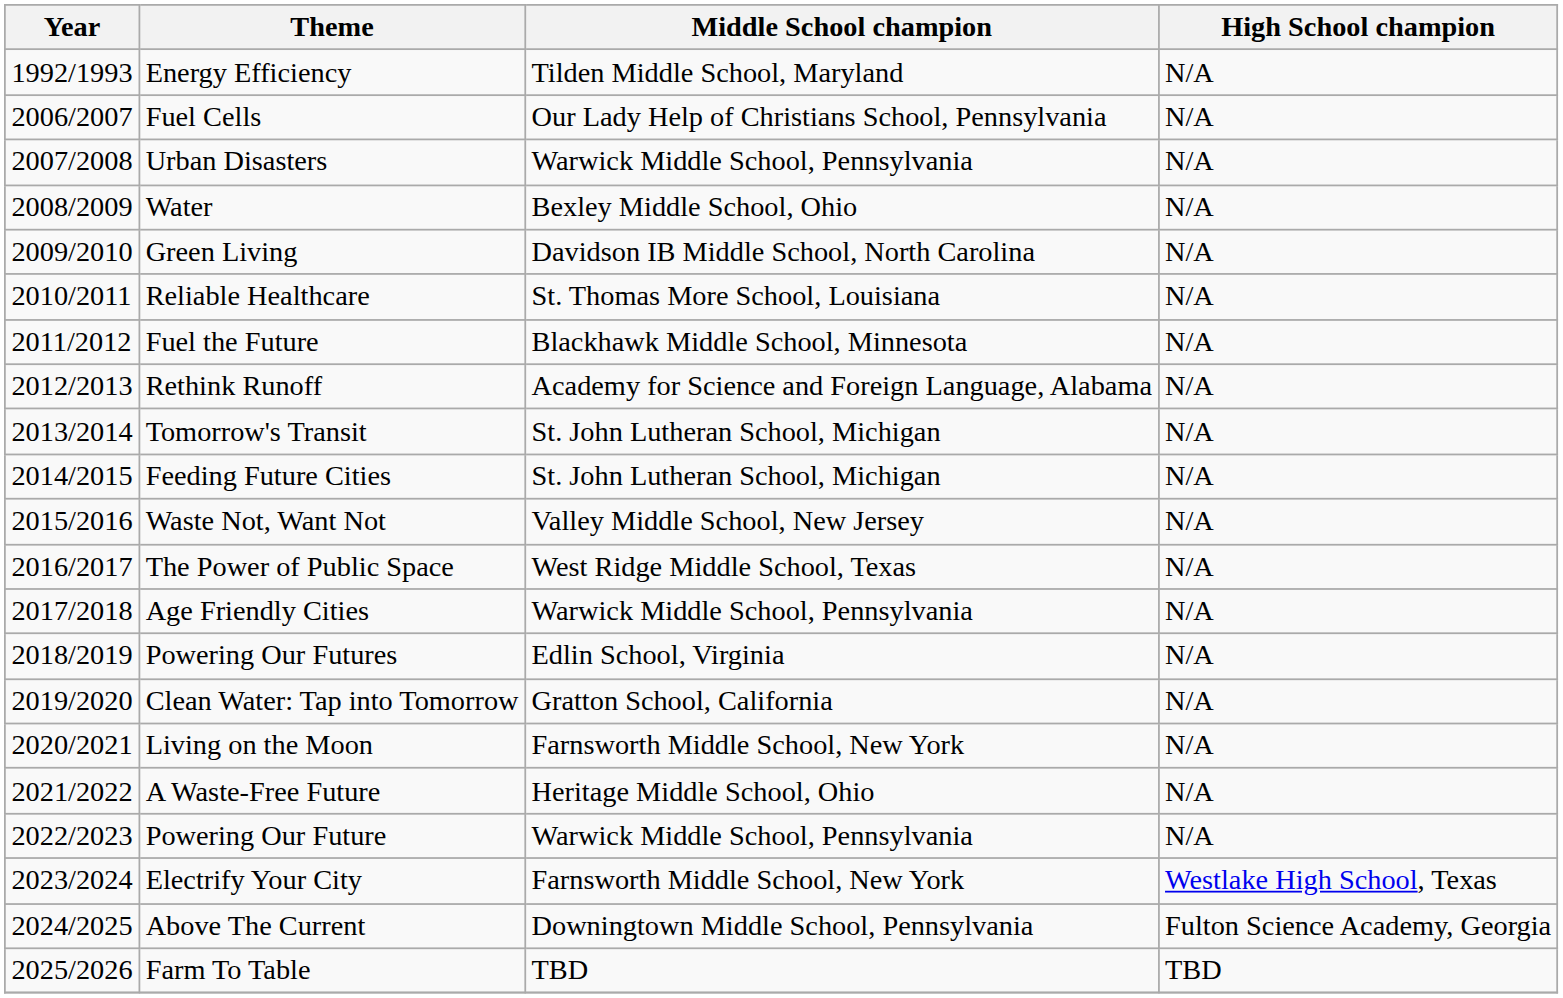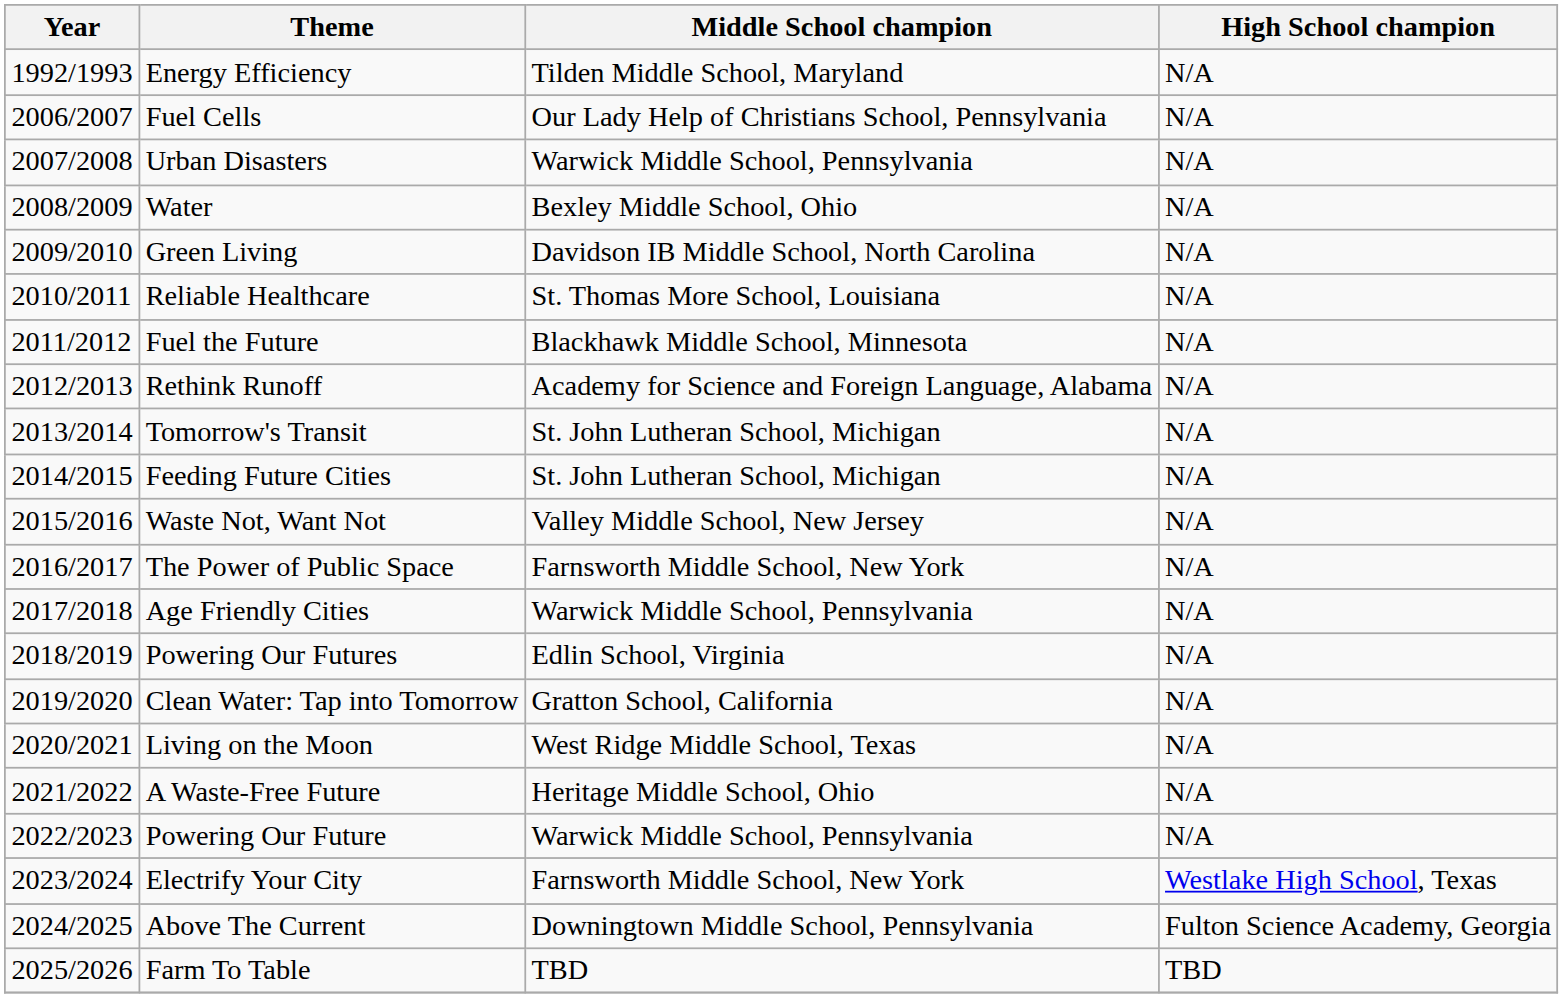(724, 565) West Ridge Middle School, Texas -> (748, 565) Farnsworth Middle School, New York
(748, 745) Farnsworth Middle School, New York -> (724, 745) West Ridge Middle School, Texas
